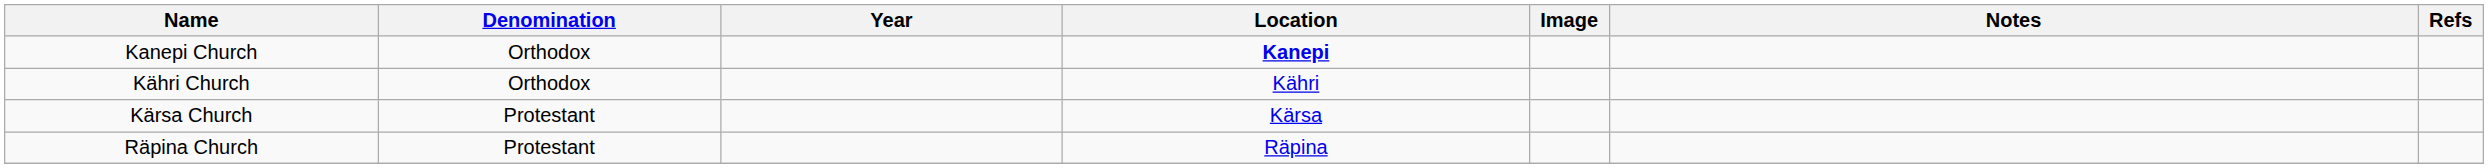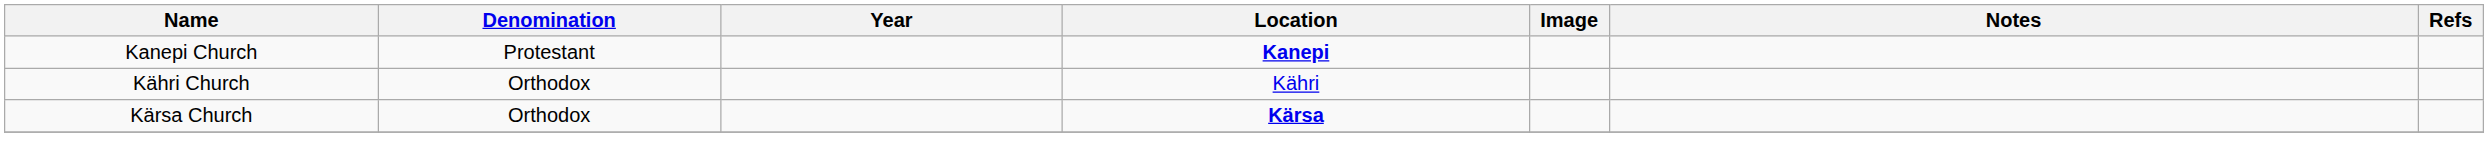(549, 52) Orthodox -> (549, 52) Protestant
(549, 115) Protestant -> (549, 115) Orthodox
(1296, 115) normal -> (1296, 115) bold
- row: (191, 147)
